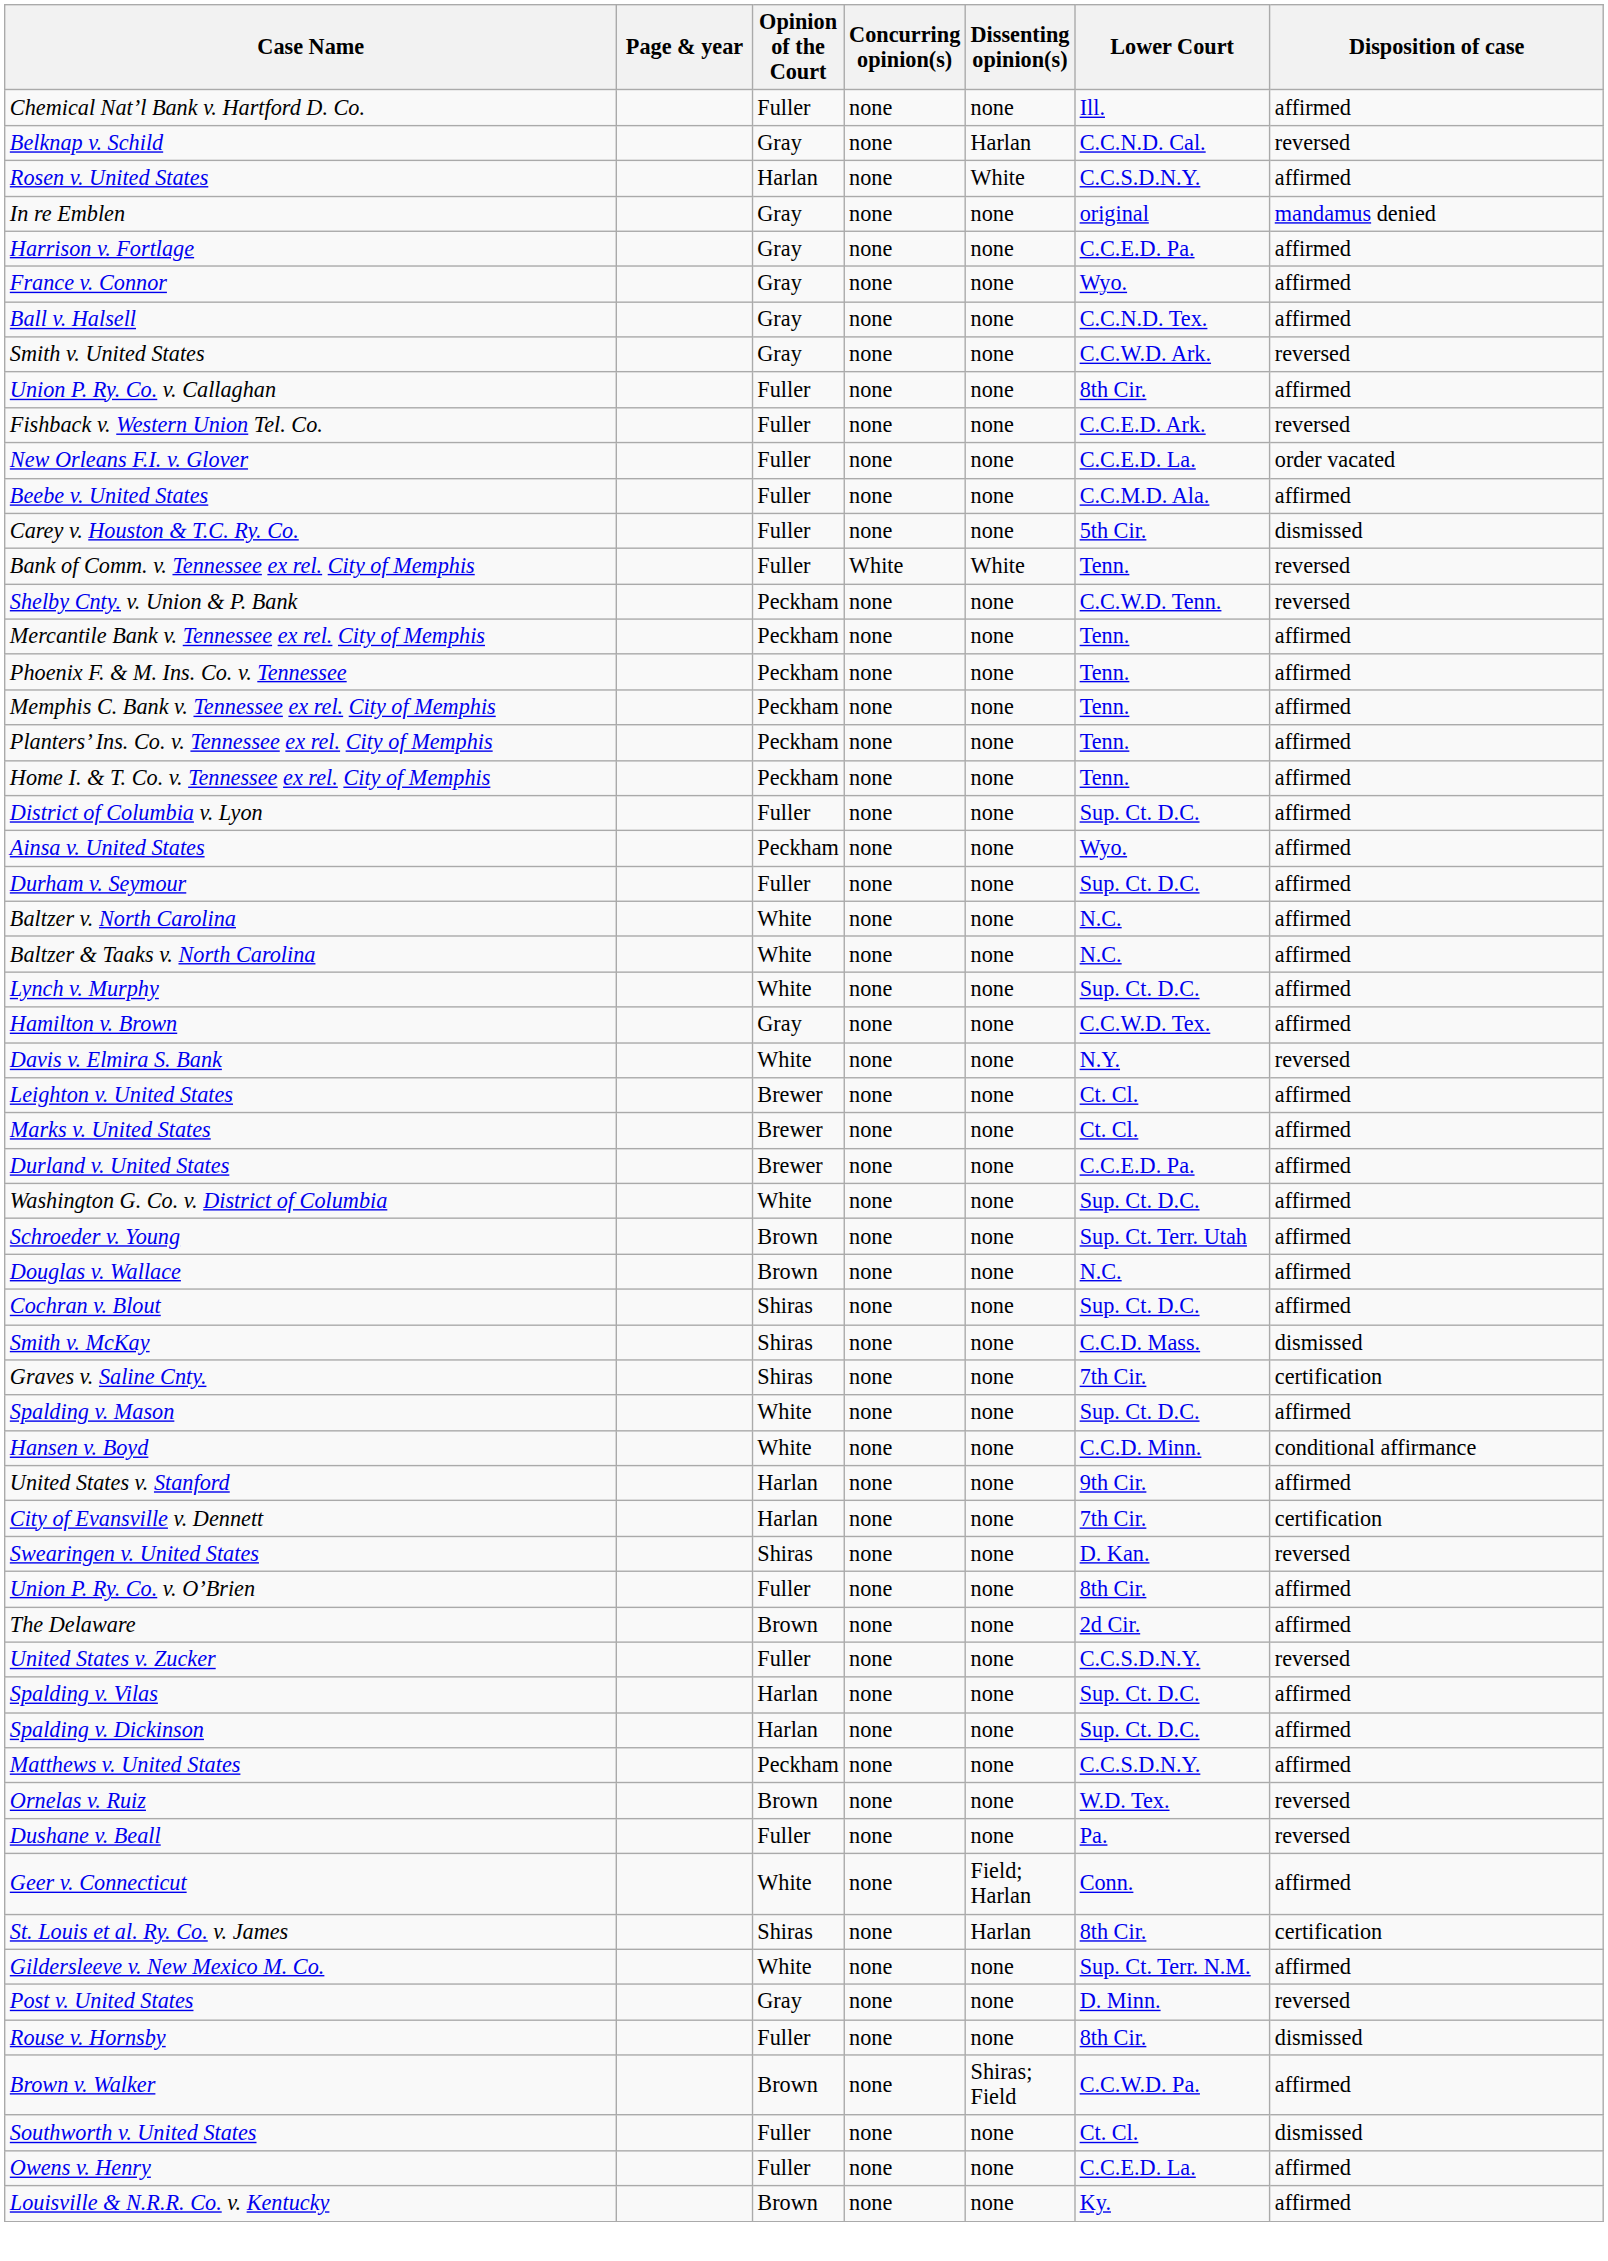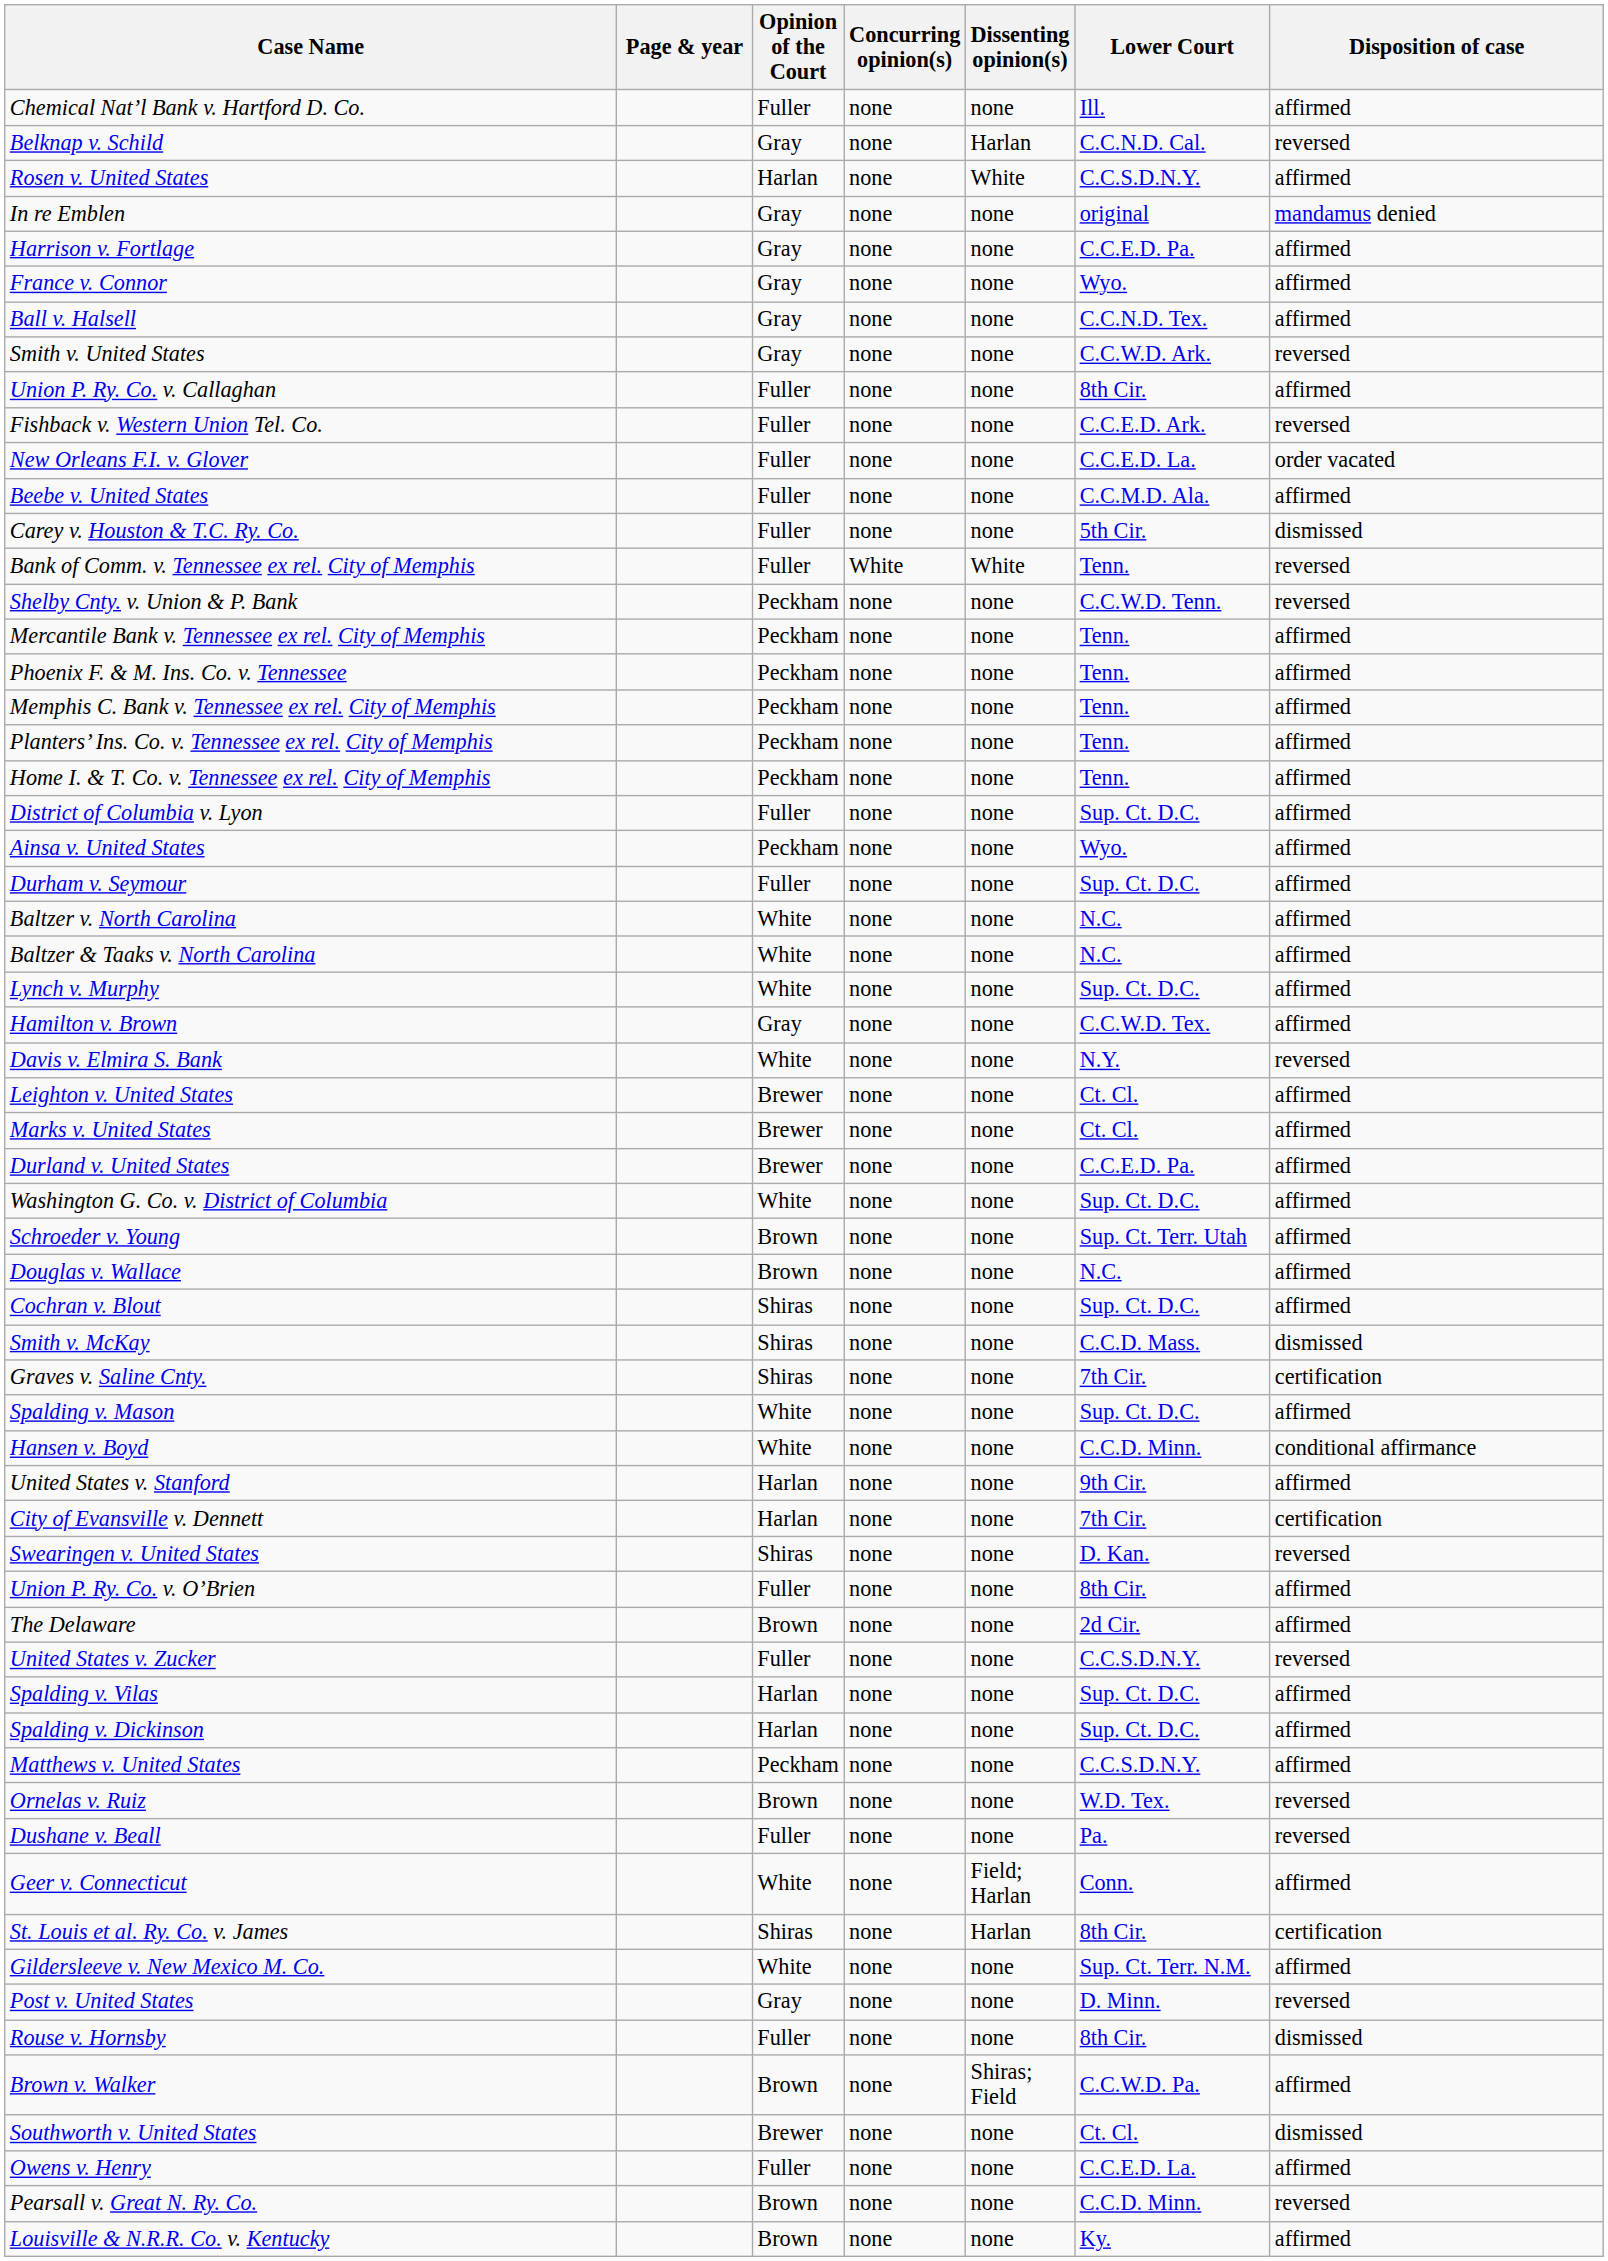(784, 2132) Fuller -> (790, 2132) Brewer
+ row: (133, 2203)
